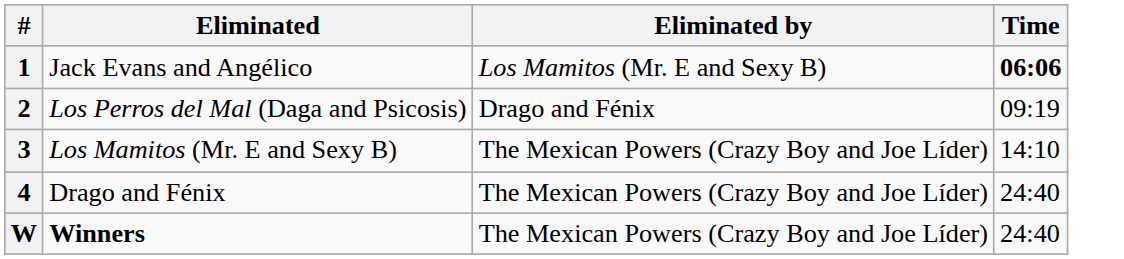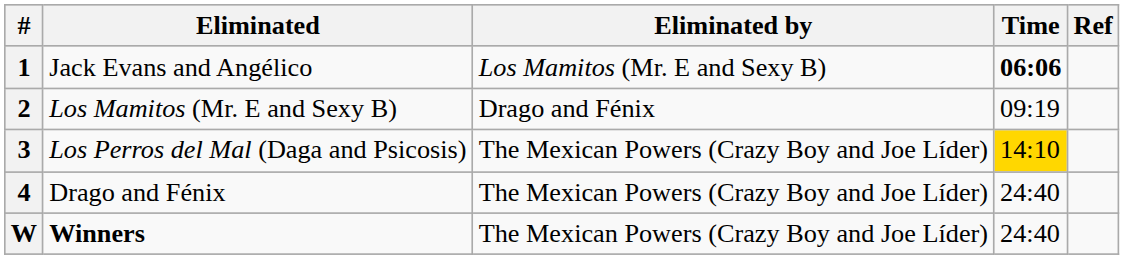+ column: (1093, 25)
(258, 108) Los Perros del Mal (Daga and Psicosis) -> (223, 108) Los Mamitos (Mr. E and Sexy B)
(223, 150) Los Mamitos (Mr. E and Sexy B) -> (258, 150) Los Perros del Mal (Daga and Psicosis)
(1030, 150) no background -> (1030, 150) gold background
